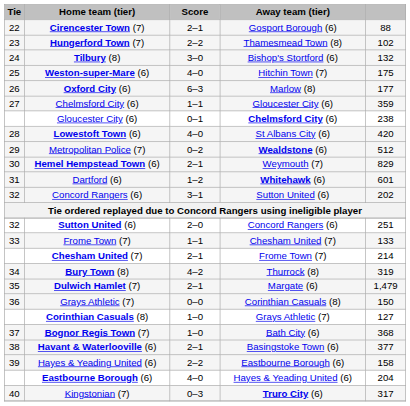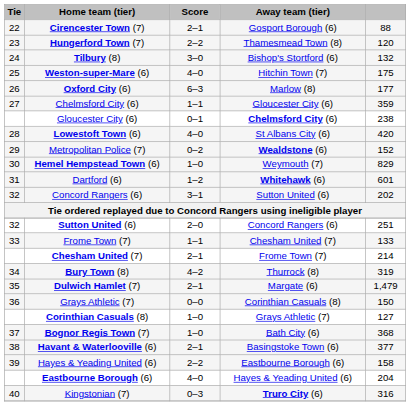(386, 43) 102 -> (386, 43) 120
(386, 150) 512 -> (386, 150) 152
(195, 165) 2–1 -> (195, 165) 1–0
(386, 393) 317 -> (386, 393) 316
